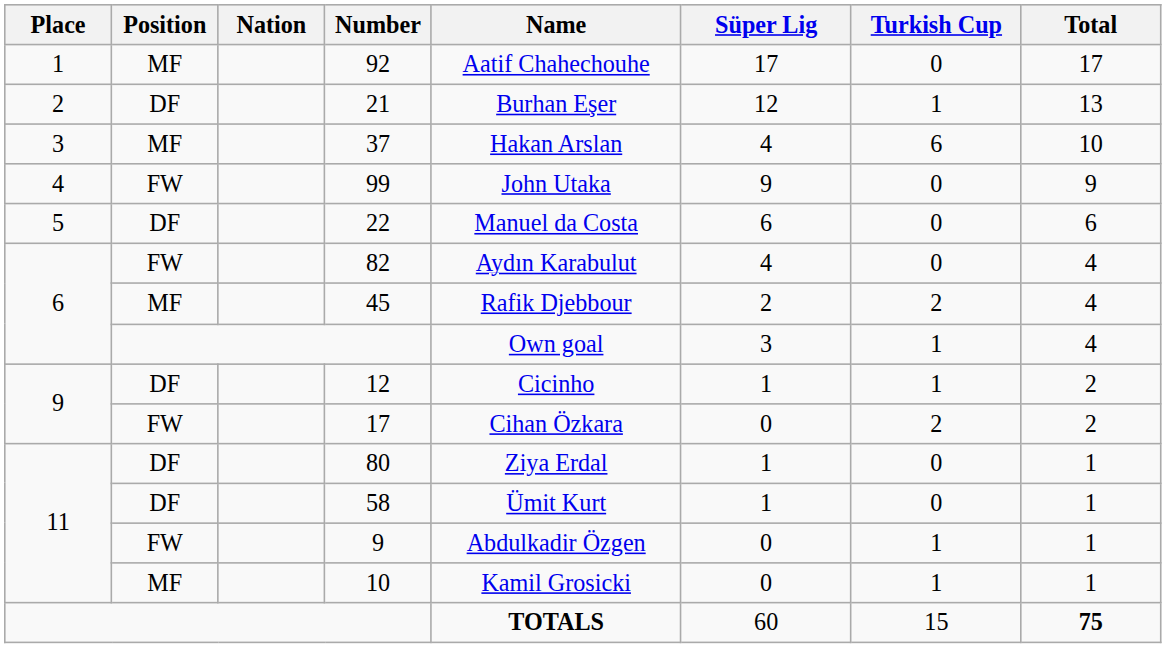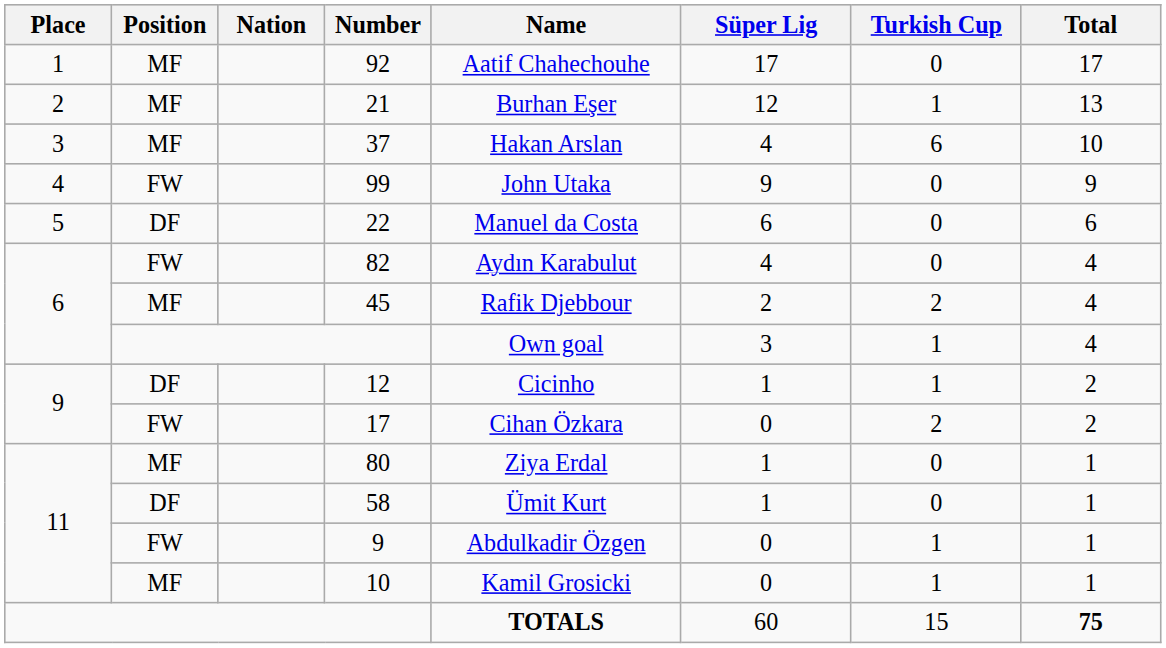(165, 104) DF -> (165, 104) MF
(165, 462) DF -> (165, 462) MF
